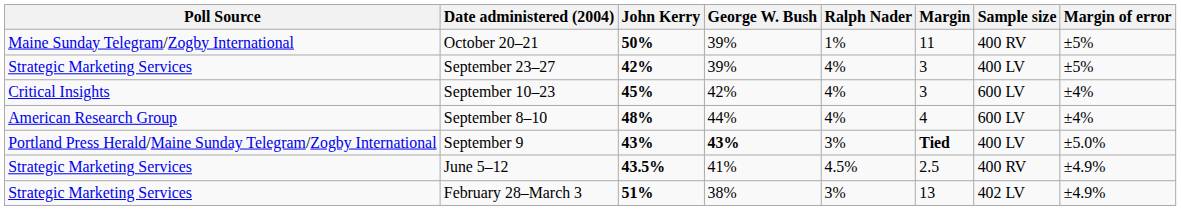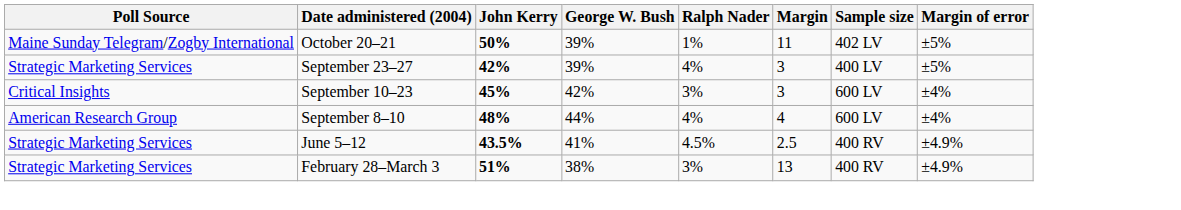(1002, 42) 400 RV -> (859, 42) 402 LV
(835, 92) 4% -> (692, 92) 3%
- row: (484, 142)
(1001, 192) 402 LV -> (859, 167) 400 RV
